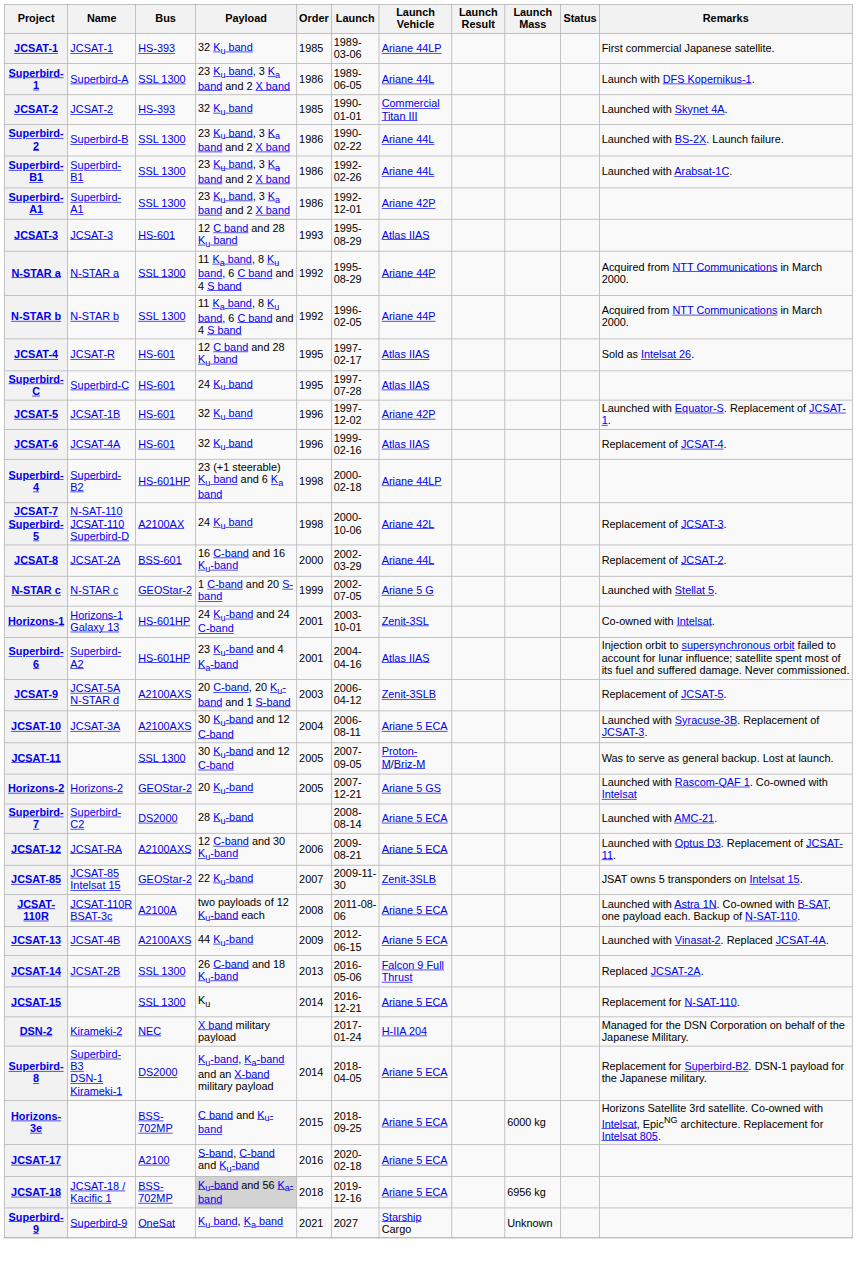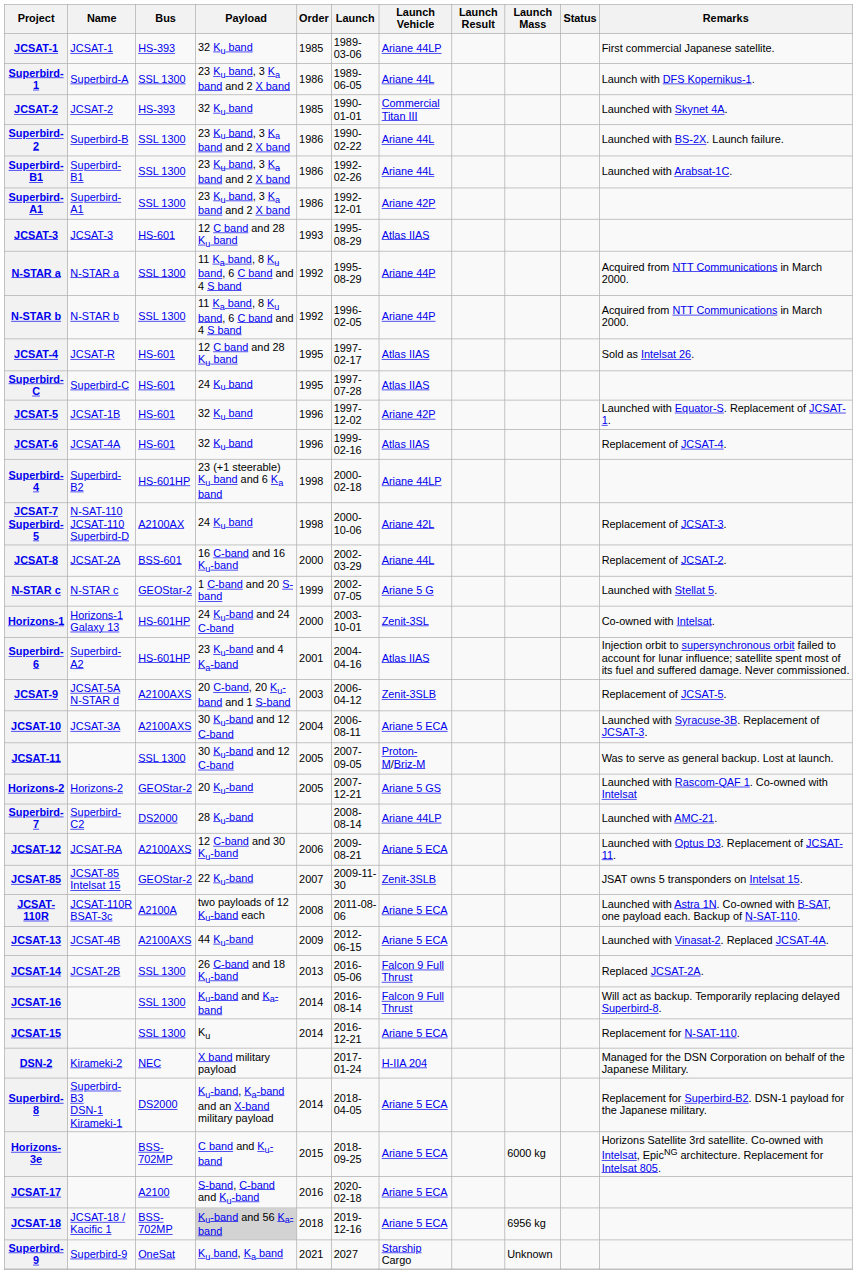(311, 621) 2001 -> (311, 621) 2000
(415, 818) Ariane 5 ECA -> (412, 818) Ariane 44LP
+ row: (36, 1003)
